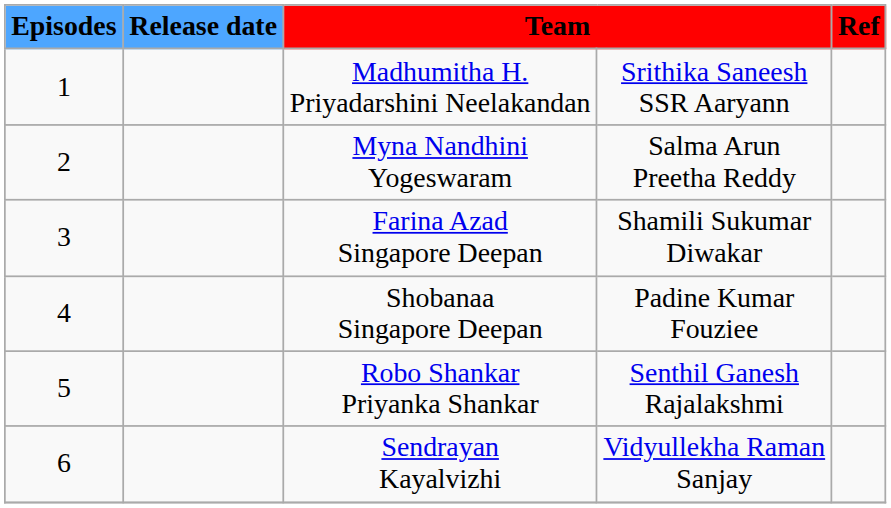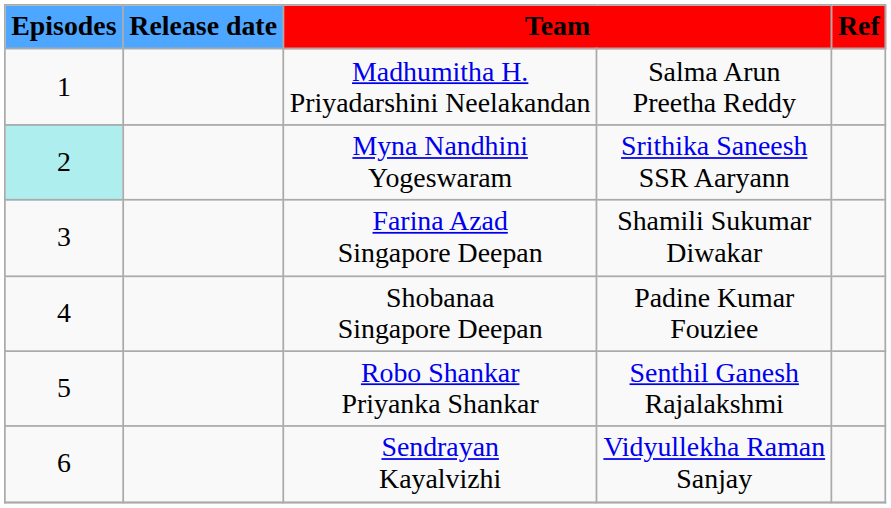(714, 86) Srithika Saneesh SSR Aaryann -> (714, 86) Salma Arun Preetha Reddy
(64, 161) no background -> (64, 161) paleturquoise background
(714, 161) Salma Arun Preetha Reddy -> (714, 161) Srithika Saneesh SSR Aaryann
